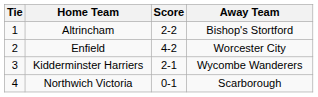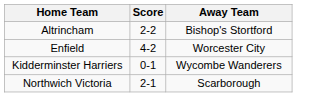- column: (15, 13)
(169, 65) 2-1 -> (148, 65) 0-1
(169, 83) 0-1 -> (148, 83) 2-1
